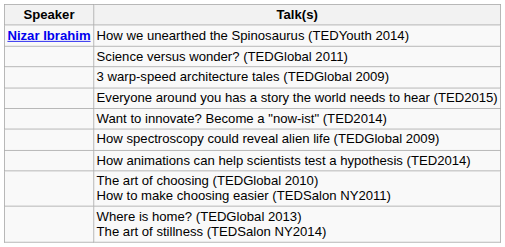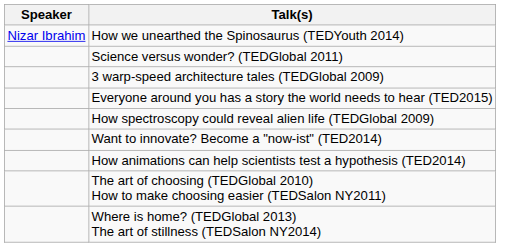(49, 35) bold -> (46, 35) normal
rows swapped: (268, 139) <-> (242, 118)
